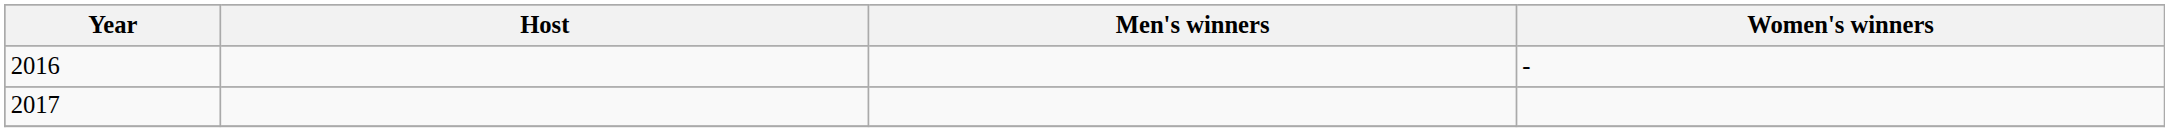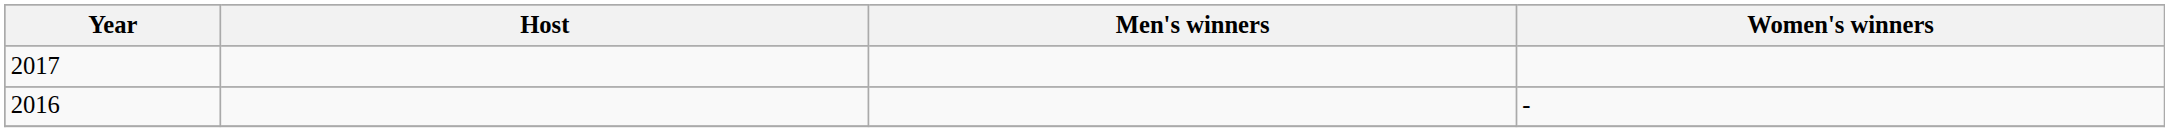rows swapped: (35, 65) <-> (35, 106)
